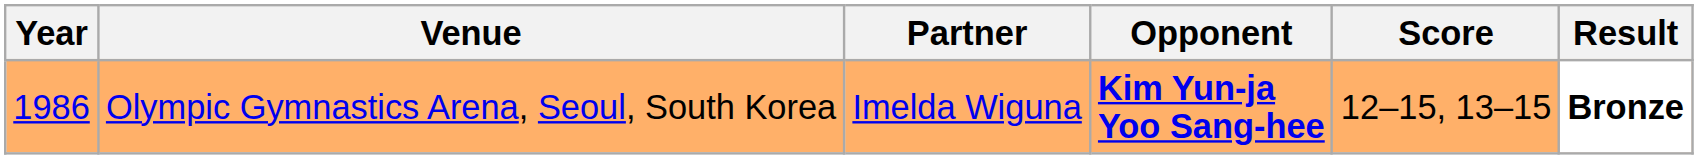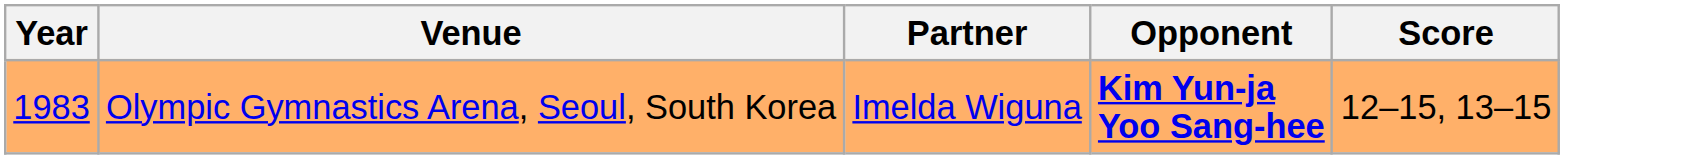- column: (1626, 33)
(52, 106) 1986 -> (52, 106) 1983
